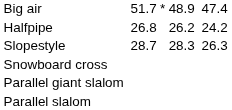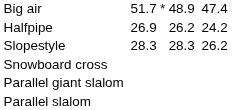(144, 27) 26.8 -> (144, 27) 26.9
(144, 46) 28.7 -> (144, 46) 28.3
(215, 46) 26.3 -> (215, 46) 26.2
